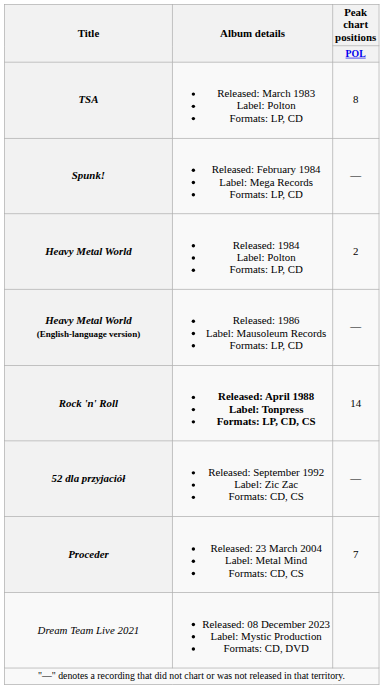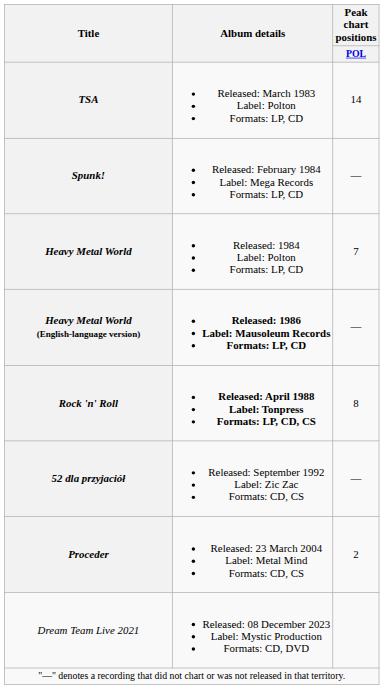(356, 100) 8 -> (356, 100) 14
(356, 251) 2 -> (356, 251) 7
(253, 333) normal -> (253, 333) bold
(356, 403) 14 -> (356, 403) 8
(356, 554) 7 -> (356, 554) 2
